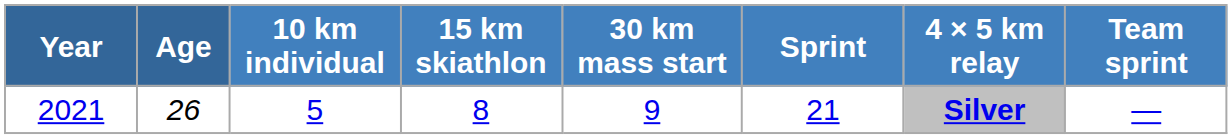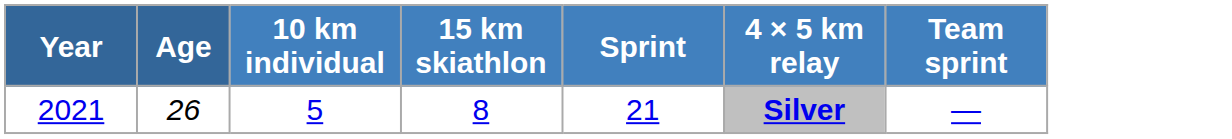- column: (652, 46)
